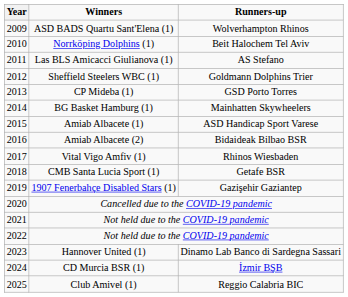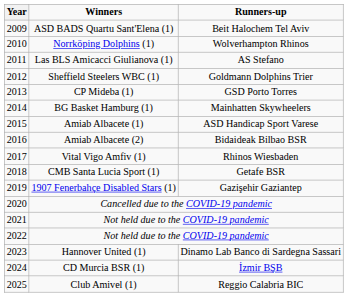(261, 28) Wolverhampton Rhinos -> (261, 28) Beit Halochem Tel Aviv
(261, 44) Beit Halochem Tel Aviv -> (261, 44) Wolverhampton Rhinos
